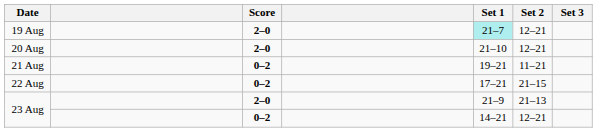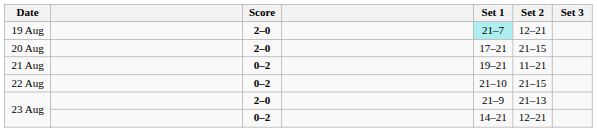(493, 48) 21–10 -> (493, 48) 17–21
(533, 48) 12–21 -> (533, 48) 21–15
(493, 83) 17–21 -> (493, 83) 21–10
